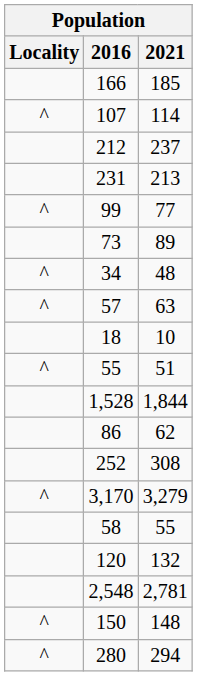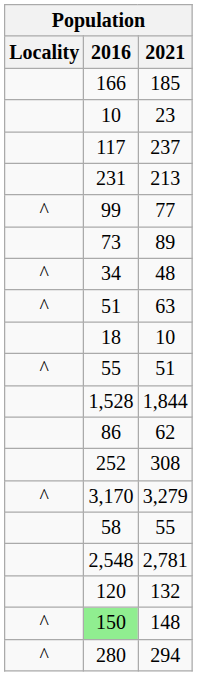- row: (165, 115)
+ row: (165, 115)
(111, 147) 212 -> (111, 147) 117
(111, 305) 57 -> (111, 305) 51
rows swapped: (165, 591) <-> (165, 559)
(111, 623) no background -> (111, 623) lightgreen background
